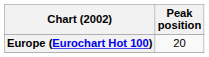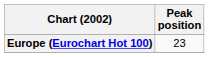(179, 43) 20 -> (179, 43) 23
